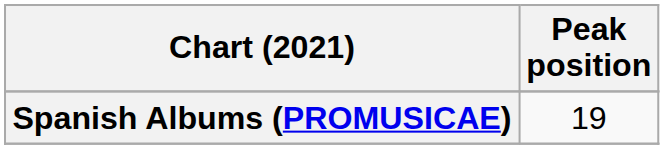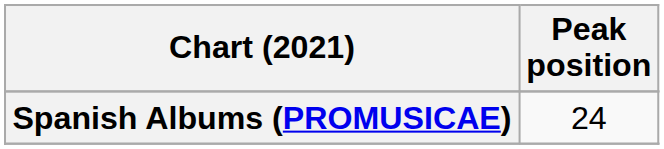(589, 117) 19 -> (589, 117) 24
